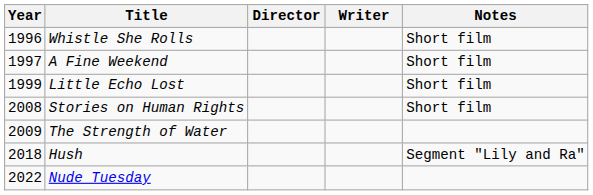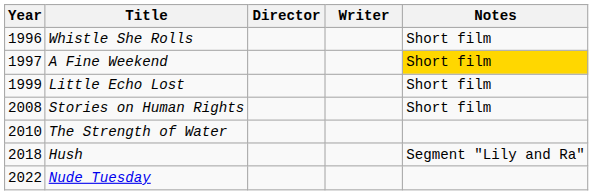(449, 62) no background -> (449, 62) gold background
(25, 132) 2009 -> (25, 132) 2010
